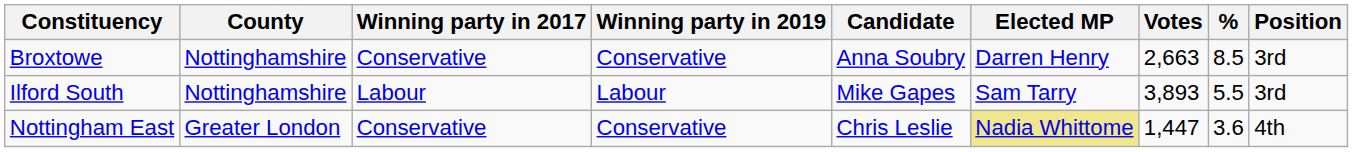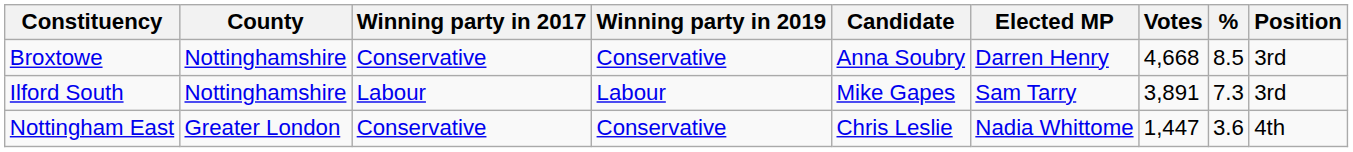(1172, 57) 2,663 -> (1172, 57) 4,668
(1172, 92) 3,893 -> (1172, 92) 3,891
(1228, 92) 5.5 -> (1228, 92) 7.3
(1054, 127) khaki background -> (1054, 127) no background
